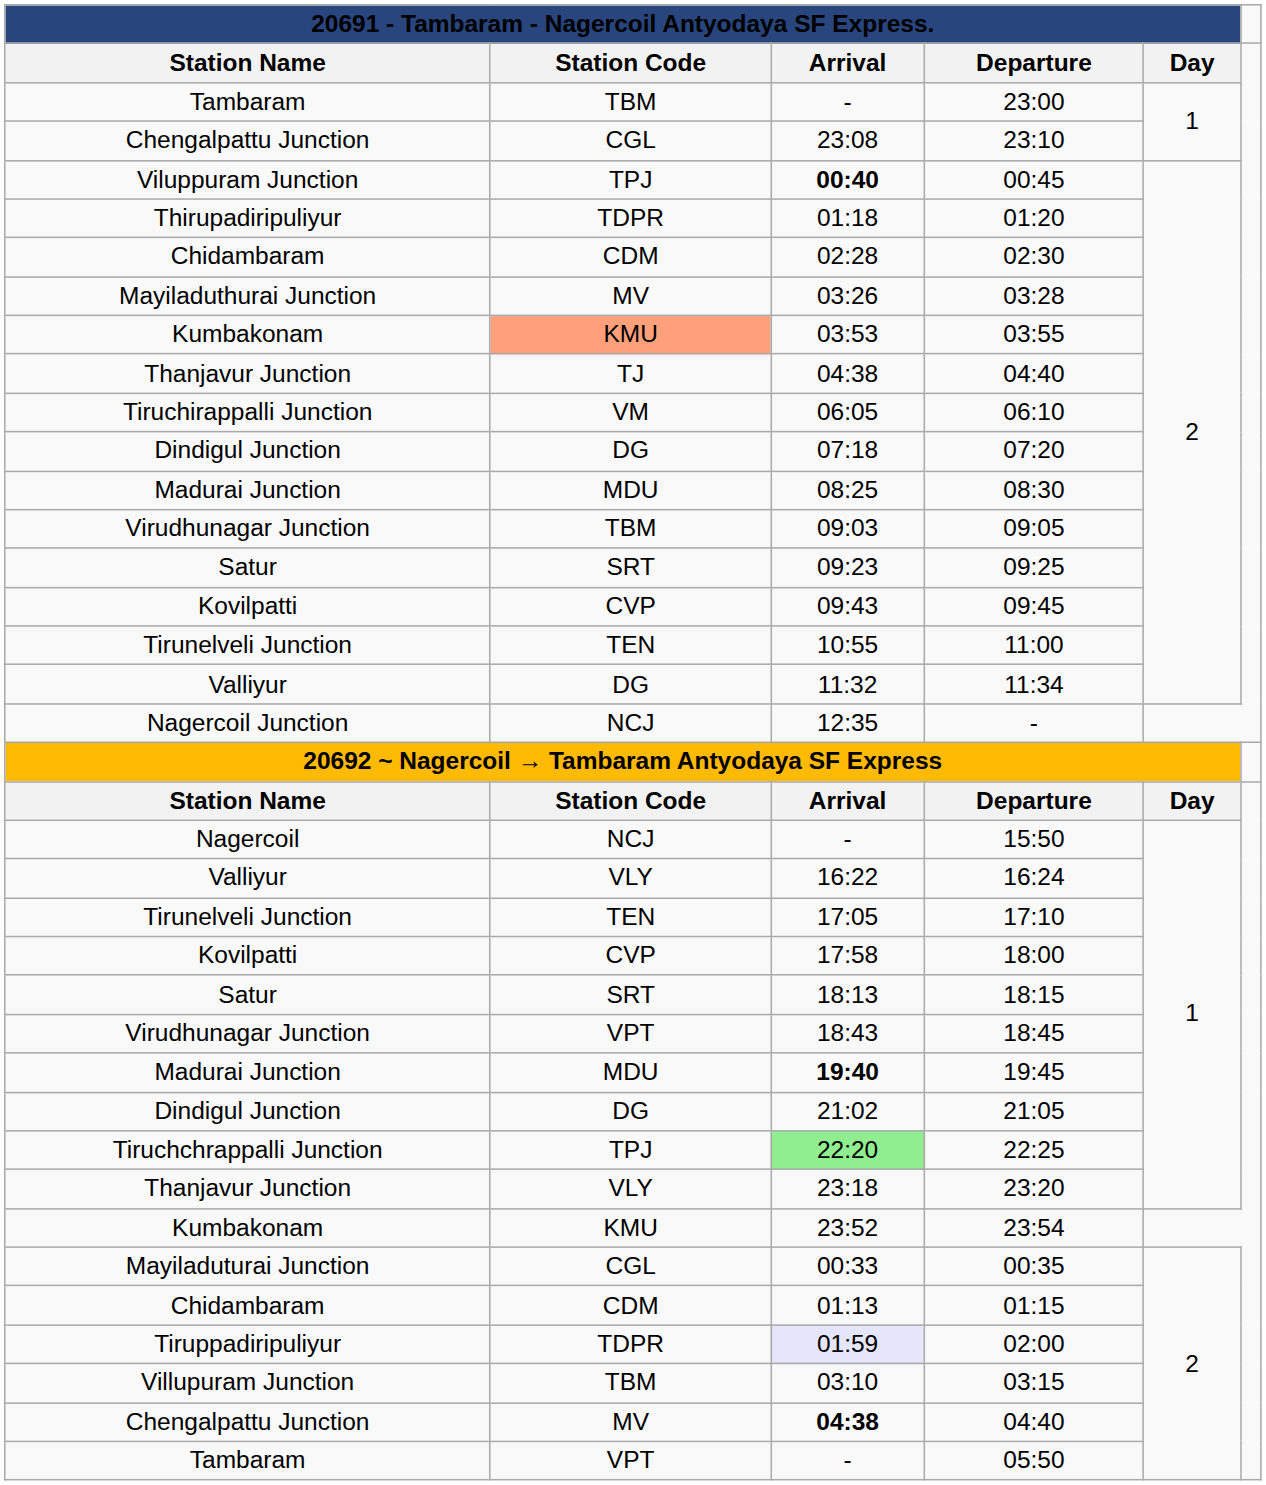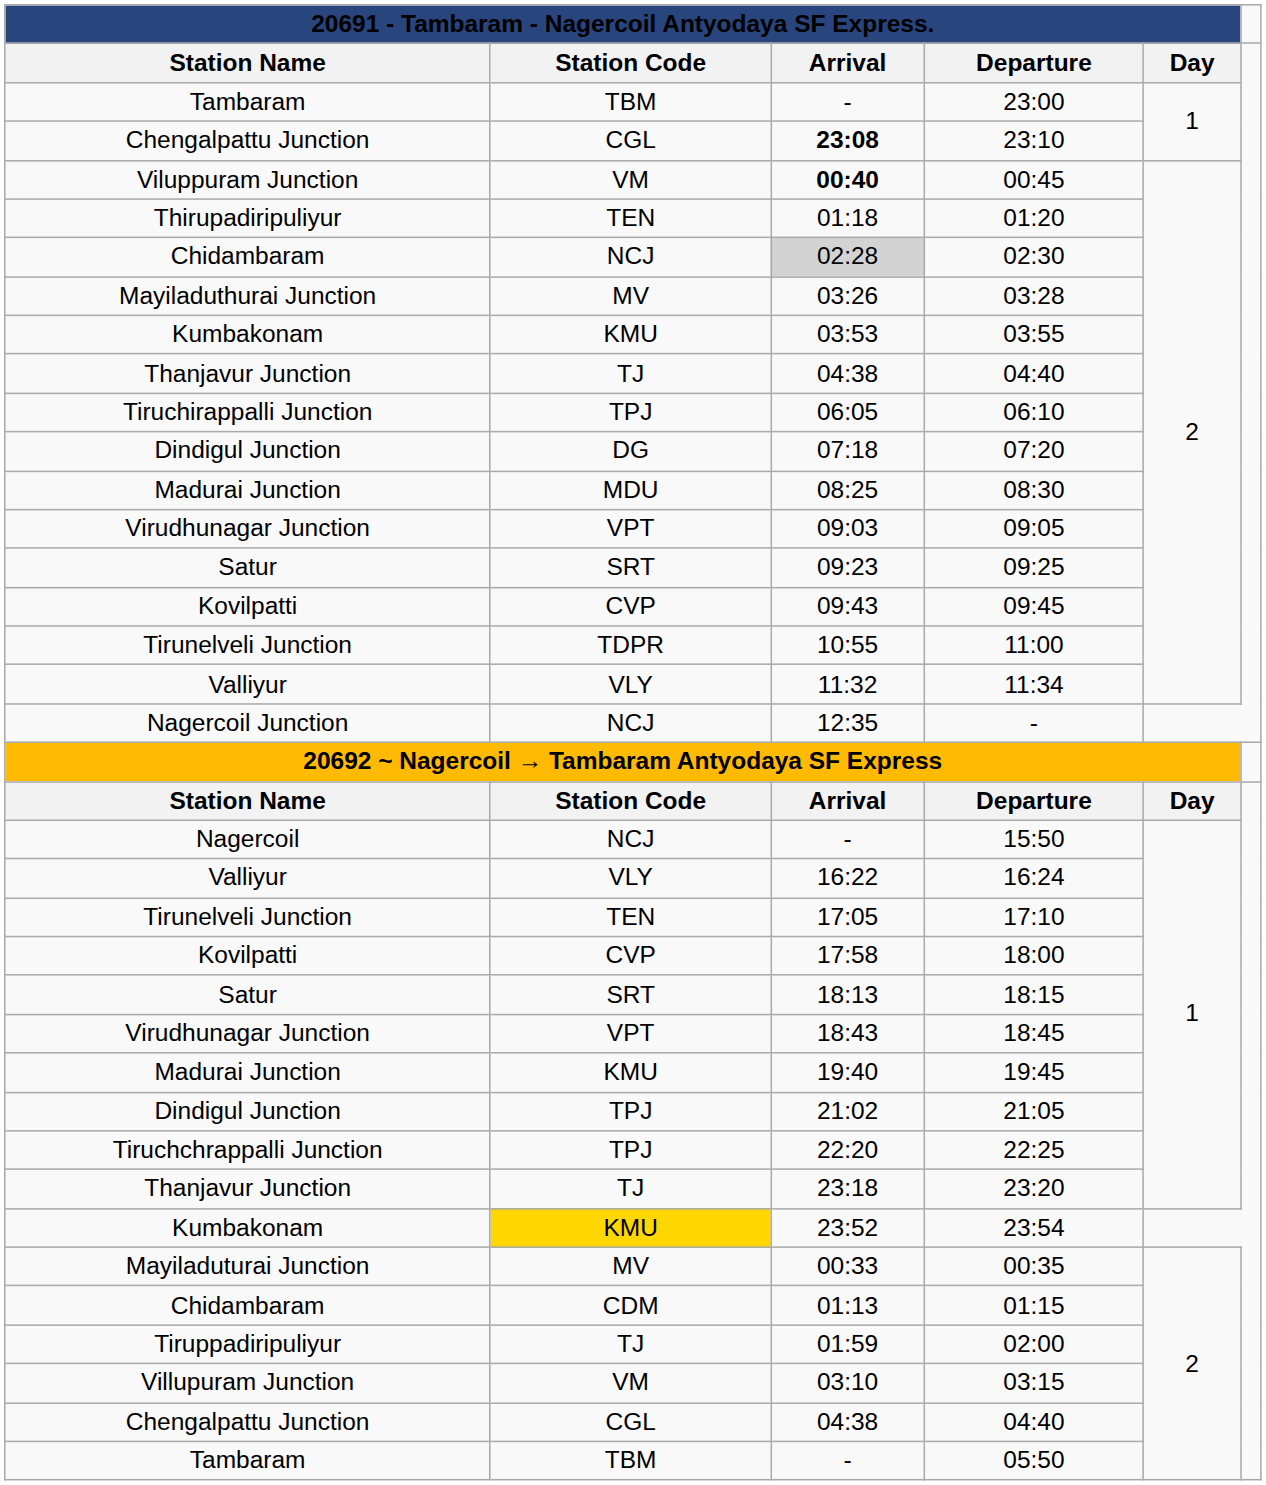(848, 140) normal -> (848, 140) bold
(631, 179) TPJ -> (631, 179) VM
(631, 218) TDPR -> (631, 218) TEN
(631, 256) CDM -> (631, 256) NCJ
(848, 256) no background -> (848, 256) lightgrey background
(631, 334) lightsalmon background -> (631, 334) no background
(631, 412) VM -> (631, 412) TPJ
(631, 528) TBM -> (631, 528) VPT
(631, 645) TEN -> (631, 645) TDPR
(631, 683) DG -> (631, 683) VLY
(631, 1072) MDU -> (631, 1072) KMU
(848, 1072) bold -> (848, 1072) normal
(631, 1110) DG -> (631, 1110) TPJ
(848, 1149) lightgreen background -> (848, 1149) no background
(631, 1188) VLY -> (631, 1188) TJ
(631, 1227) no background -> (631, 1227) gold background
(631, 1266) CGL -> (631, 1266) MV
(631, 1343) TDPR -> (631, 1343) TJ
(848, 1343) lavender background -> (848, 1343) no background
(631, 1382) TBM -> (631, 1382) VM
(631, 1421) MV -> (631, 1421) CGL
(848, 1421) bold -> (848, 1421) normal
(631, 1460) VPT -> (631, 1460) TBM
